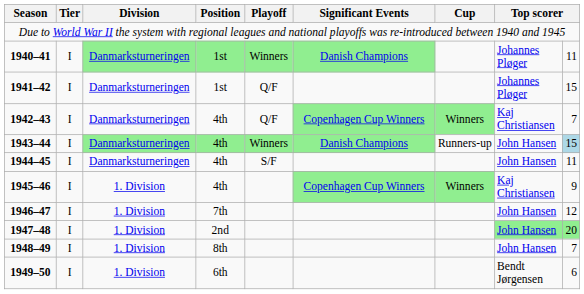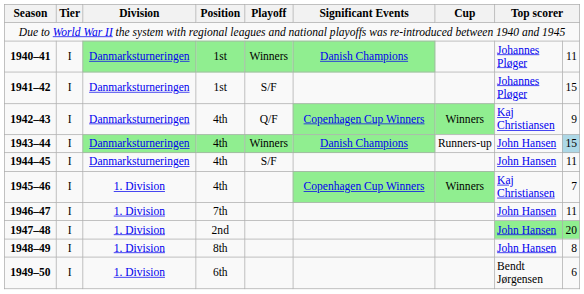(269, 87) Q/F -> (269, 87) S/F
(574, 119) 7 -> (574, 119) 9
(574, 186) 9 -> (574, 186) 7
(571, 211) 12 -> (571, 211) 11
(574, 248) 7 -> (574, 248) 8
